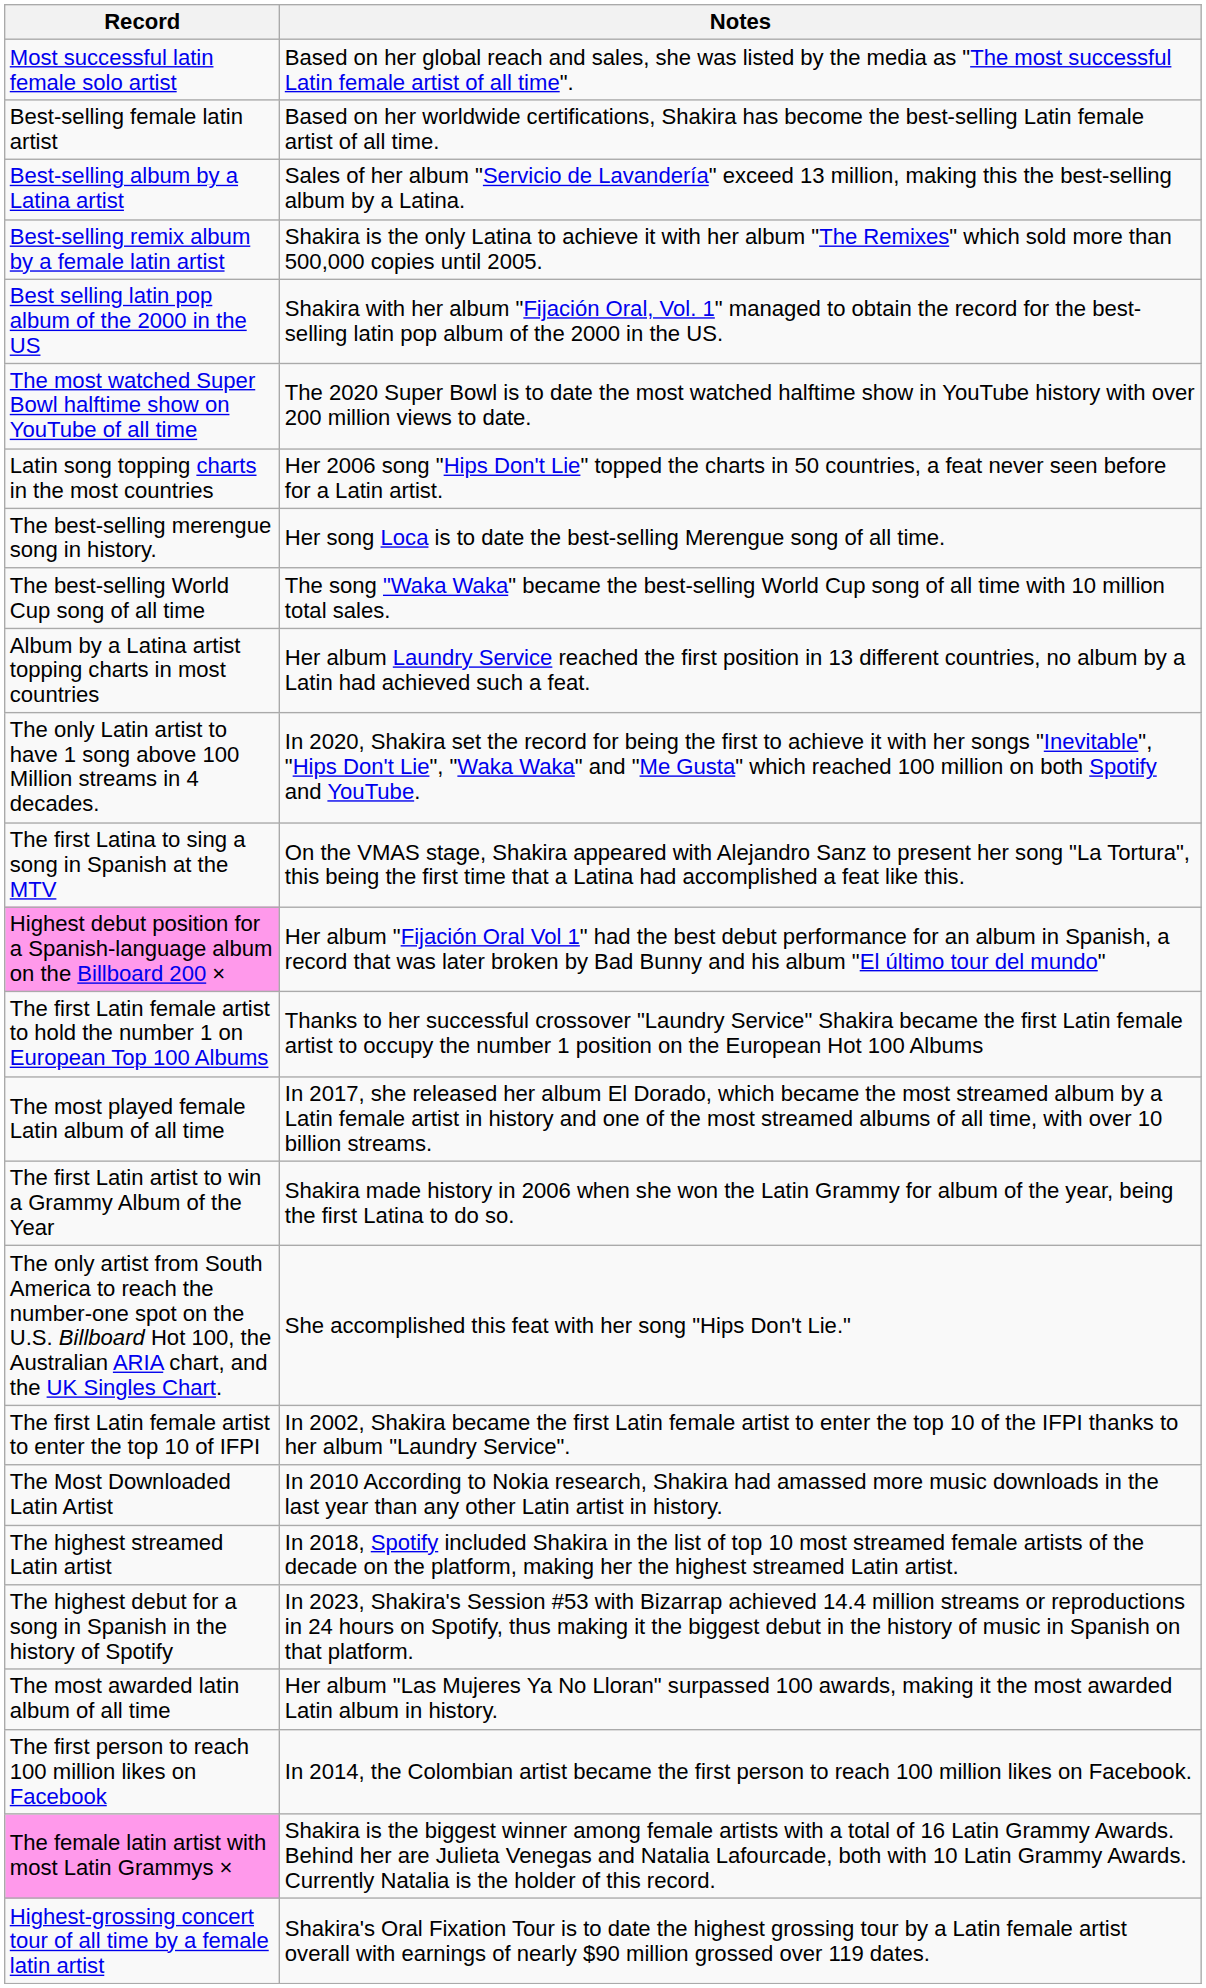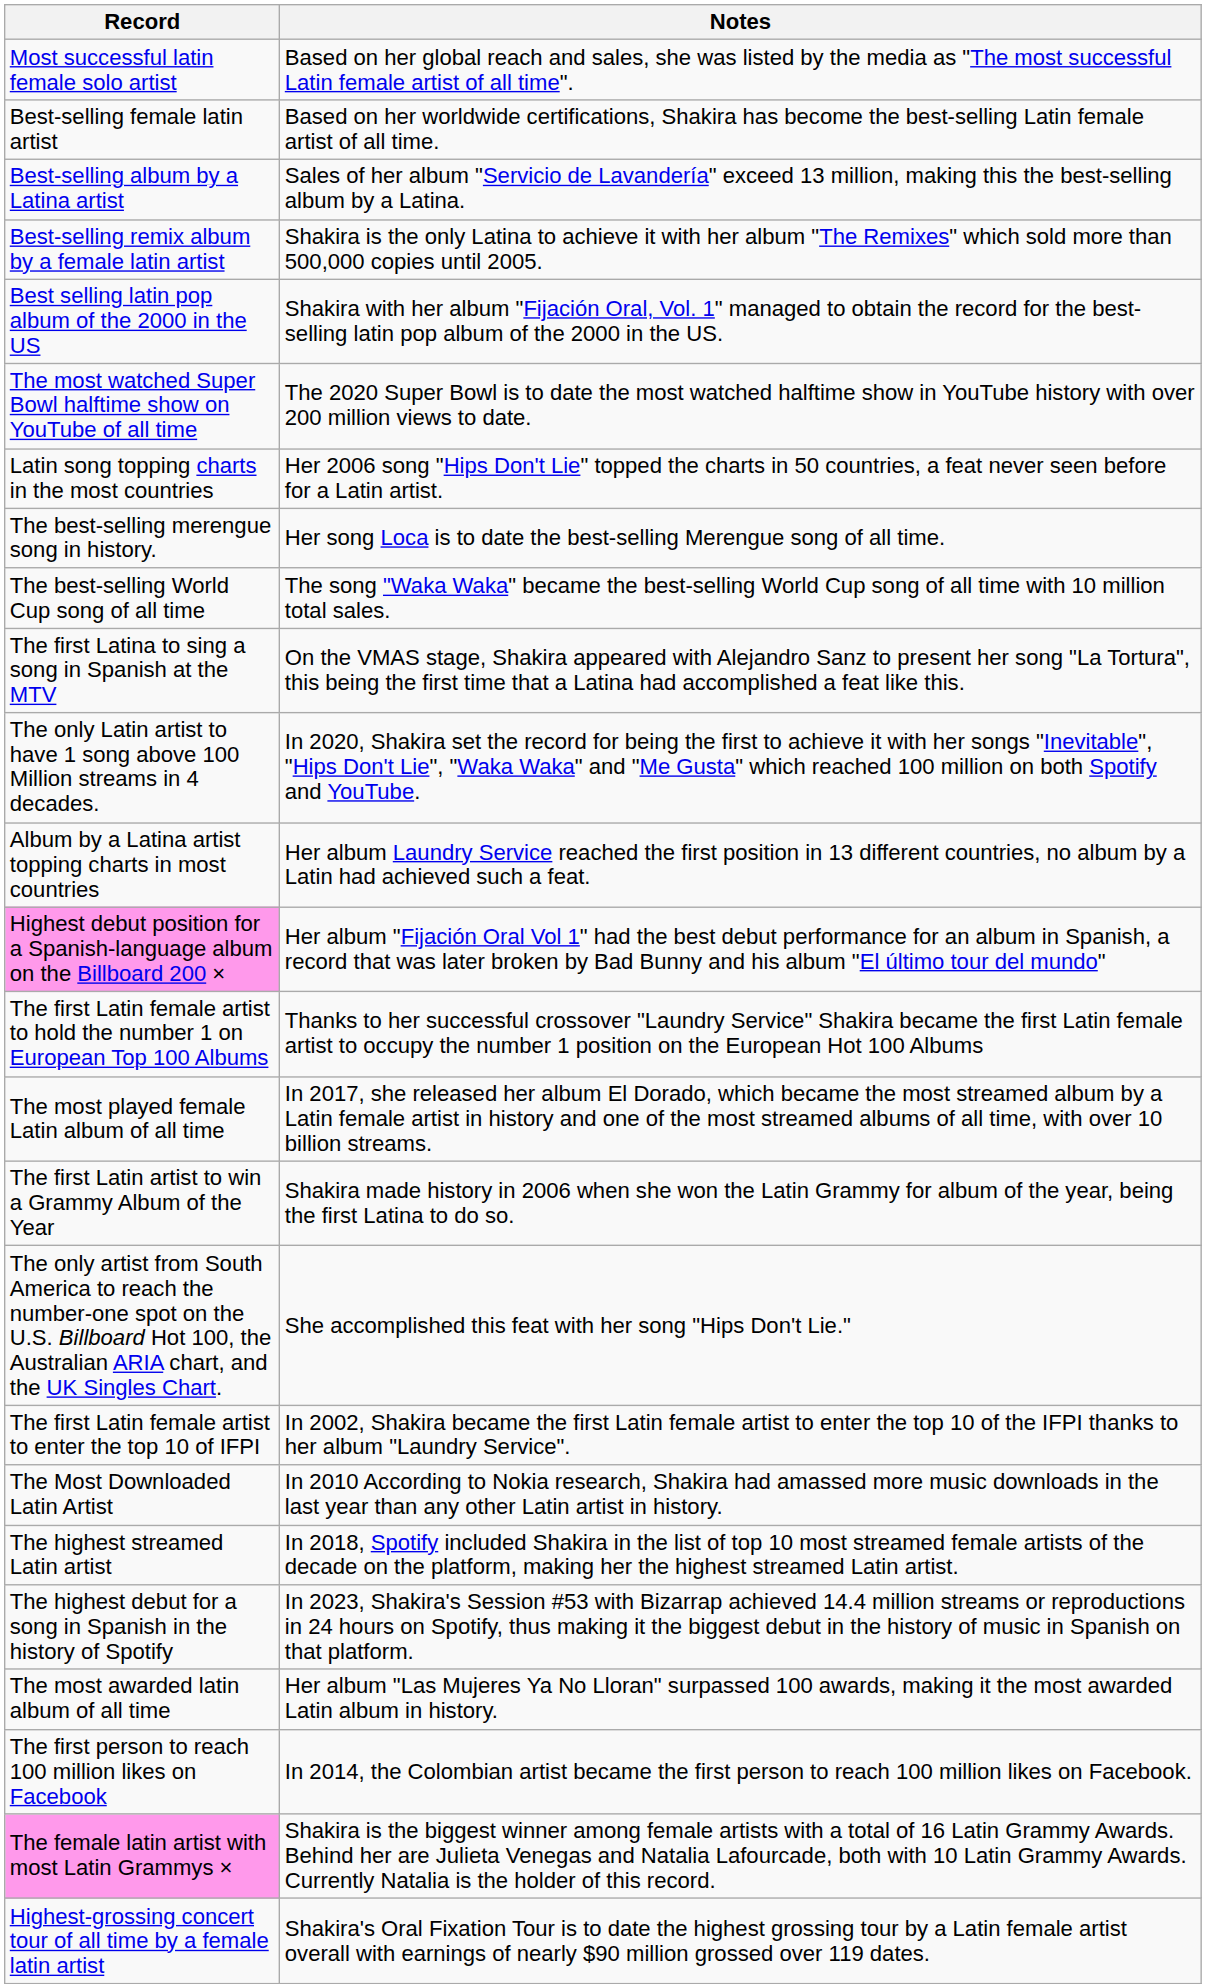rows swapped: (128, 864) <-> (125, 670)
